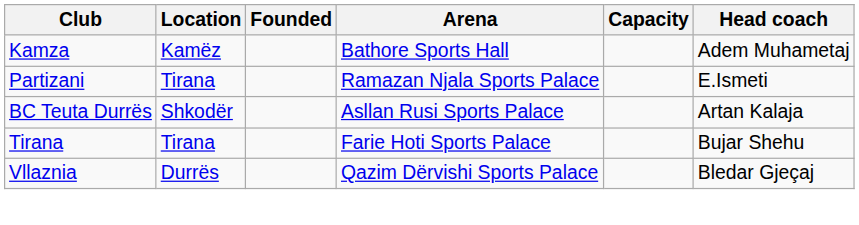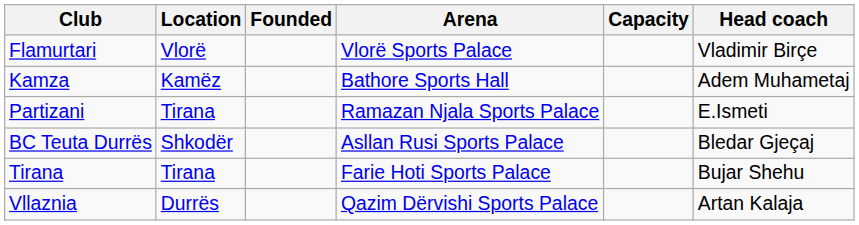+ row: (53, 50)
(751, 111) Artan Kalaja -> (756, 142) Bledar Gjeçaj
(756, 173) Bledar Gjeçaj -> (751, 204) Artan Kalaja
